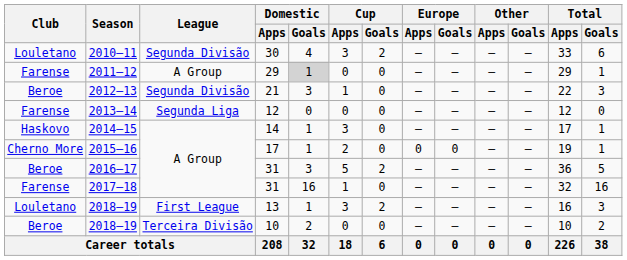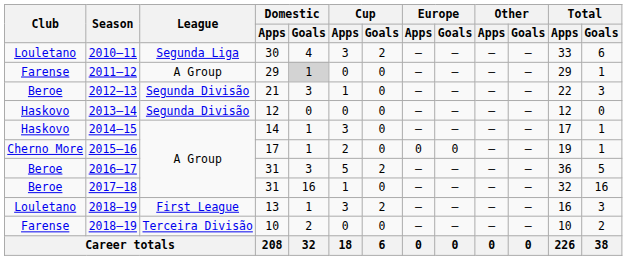(198, 52) Segunda Divisão -> (198, 52) Segunda Liga
(45, 110) Farense -> (45, 110) Haskovo
(198, 110) Segunda Liga -> (198, 110) Segunda Divisão
(45, 187) Farense -> (45, 187) Beroe
(45, 226) Beroe -> (45, 226) Farense
